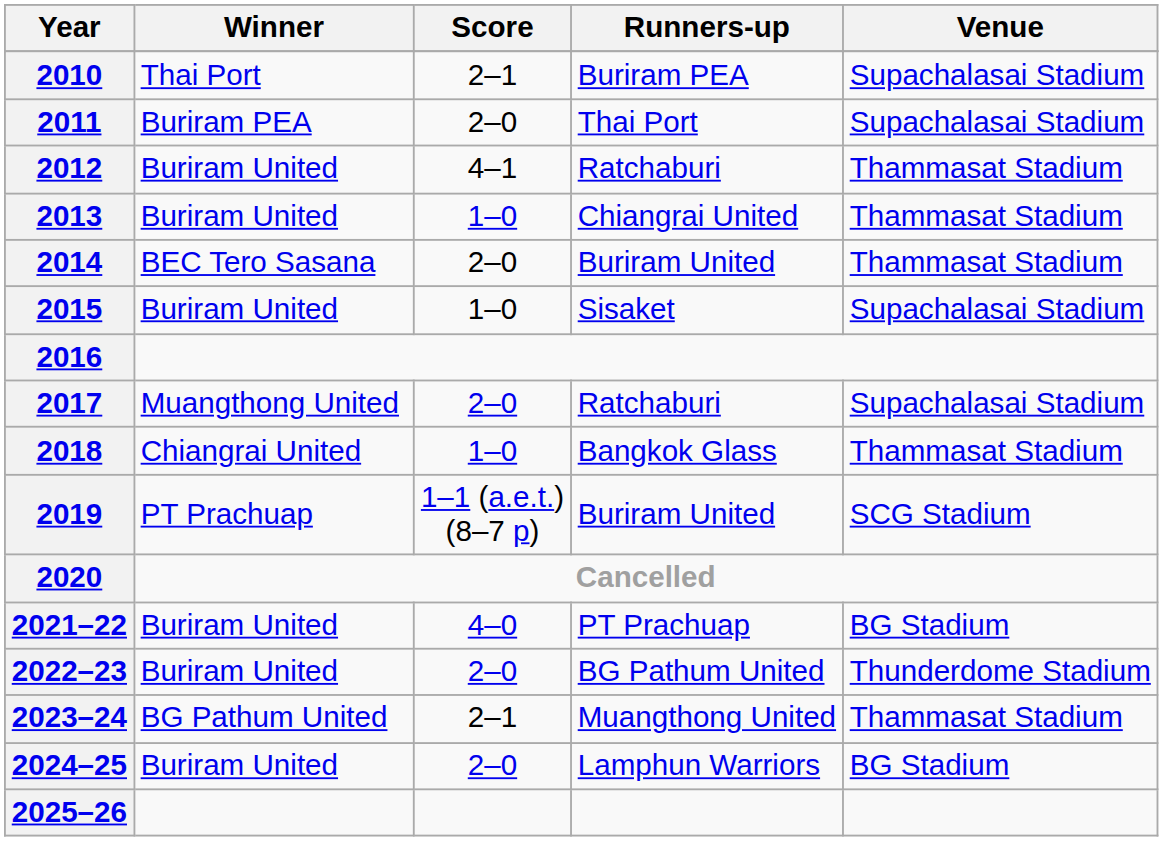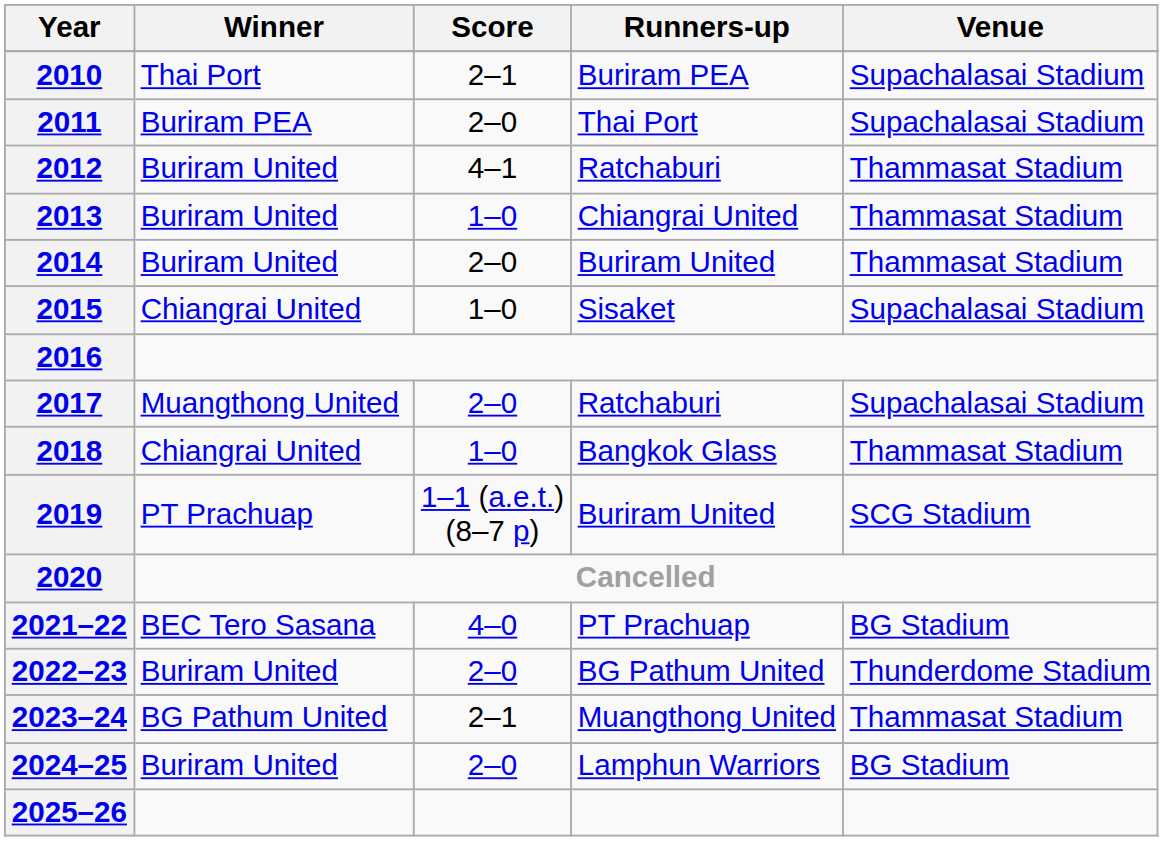(258, 262) BEC Tero Sasana -> (243, 262) Buriram United
(243, 309) Buriram United -> (251, 309) Chiangrai United
(243, 624) Buriram United -> (258, 624) BEC Tero Sasana
